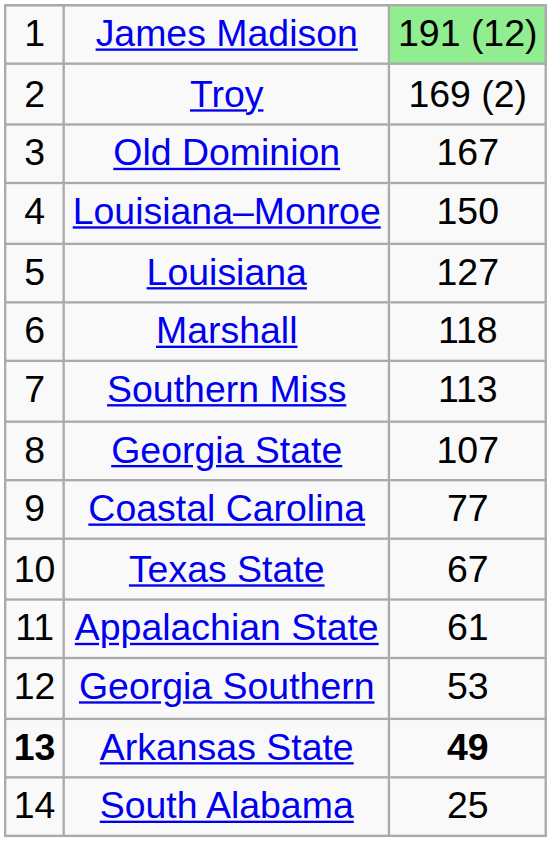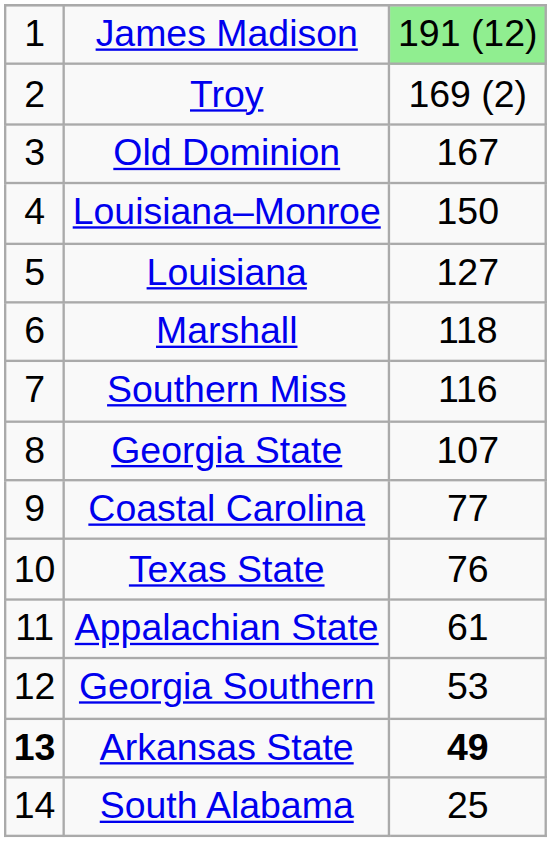(468, 390) 113 -> (468, 390) 116
(468, 568) 67 -> (468, 568) 76
